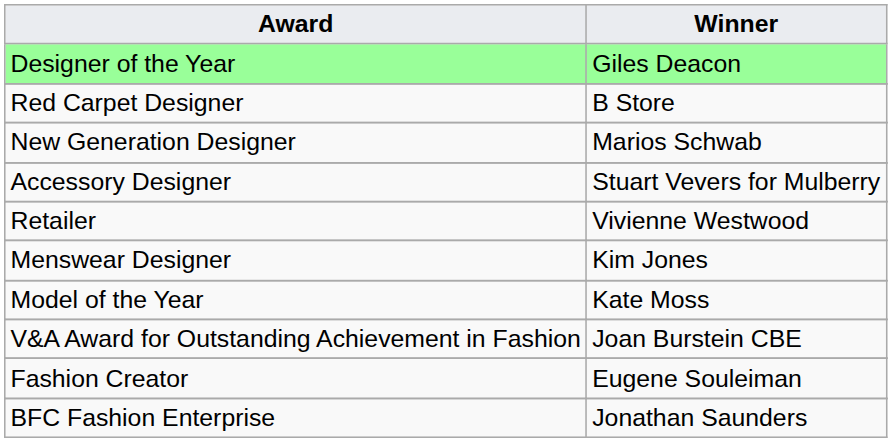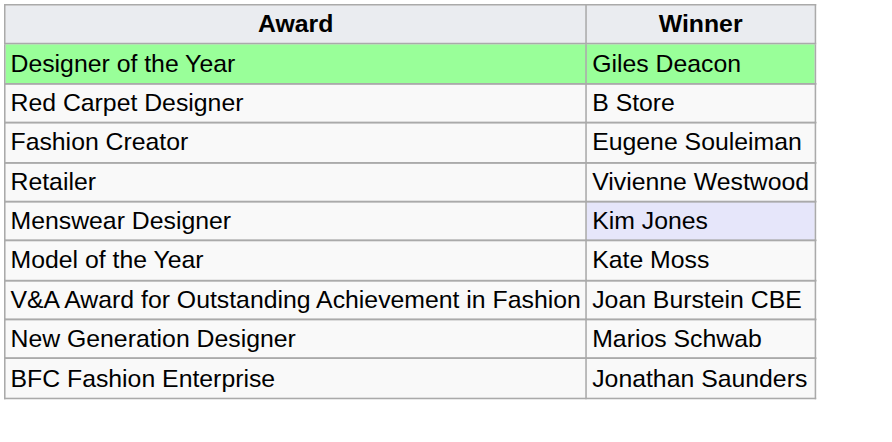rows swapped: (153, 142) <-> (99, 378)
- row: (121, 181)
(650, 260) no background -> (650, 220) lavender background
